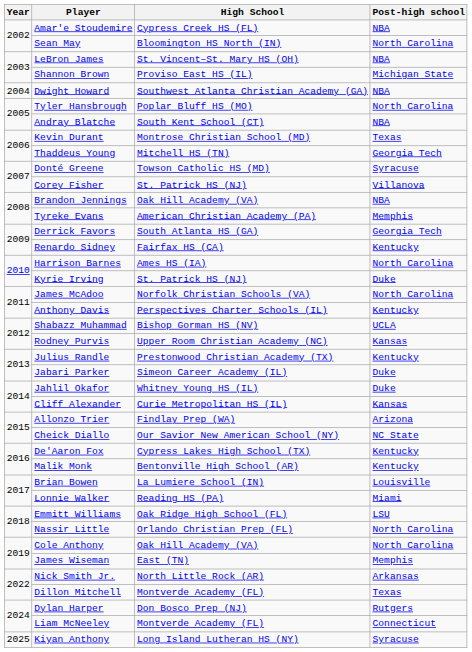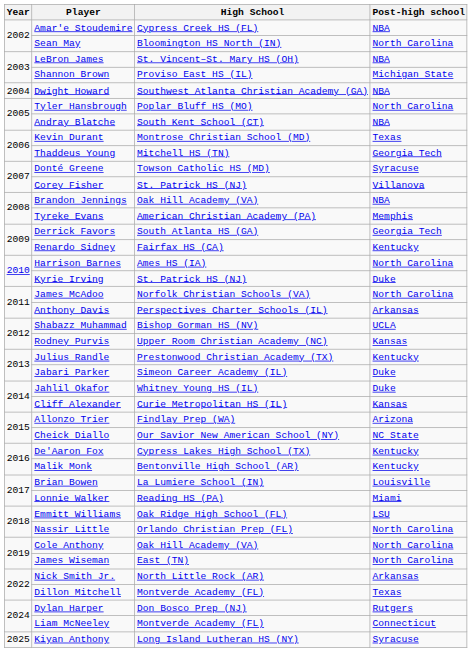(396, 310) Kentucky -> (396, 310) Arkansas
(393, 561) Memphis -> (413, 561) North Carolina
